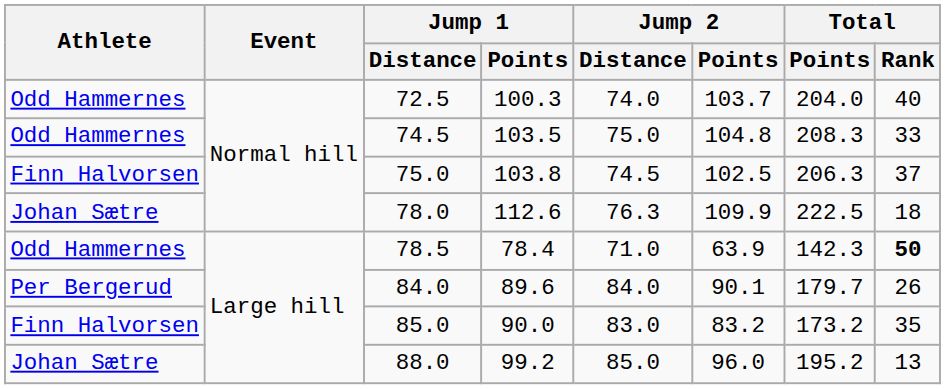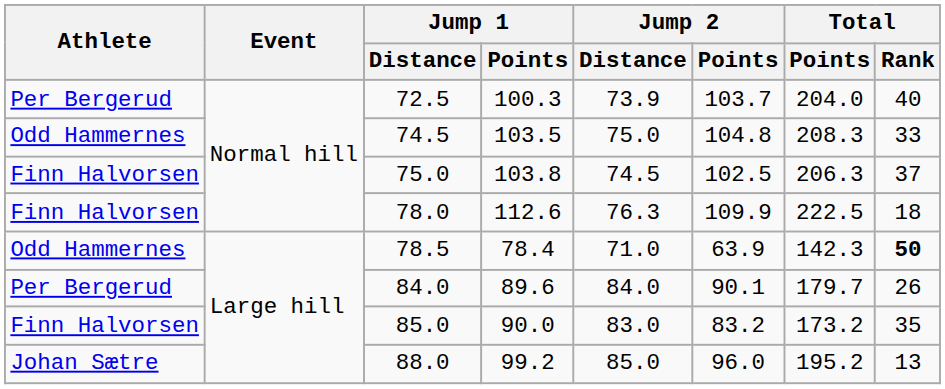(98, 99) Odd Hammernes -> (91, 99) Per Bergerud
(633, 99) 74.0 -> (633, 99) 73.9
(84, 212) Johan Sætre -> (105, 212) Finn Halvorsen
